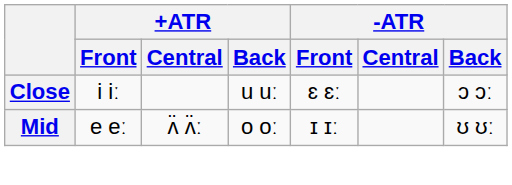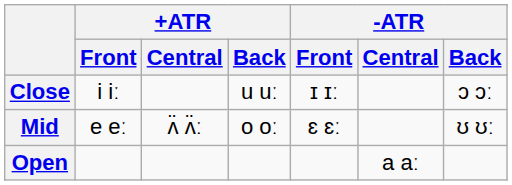(324, 92) ɛ ɛː -> (324, 92) ɪ ɪː
(324, 127) ɪ ɪː -> (324, 127) ɛ ɛː
+ row: (40, 162)
